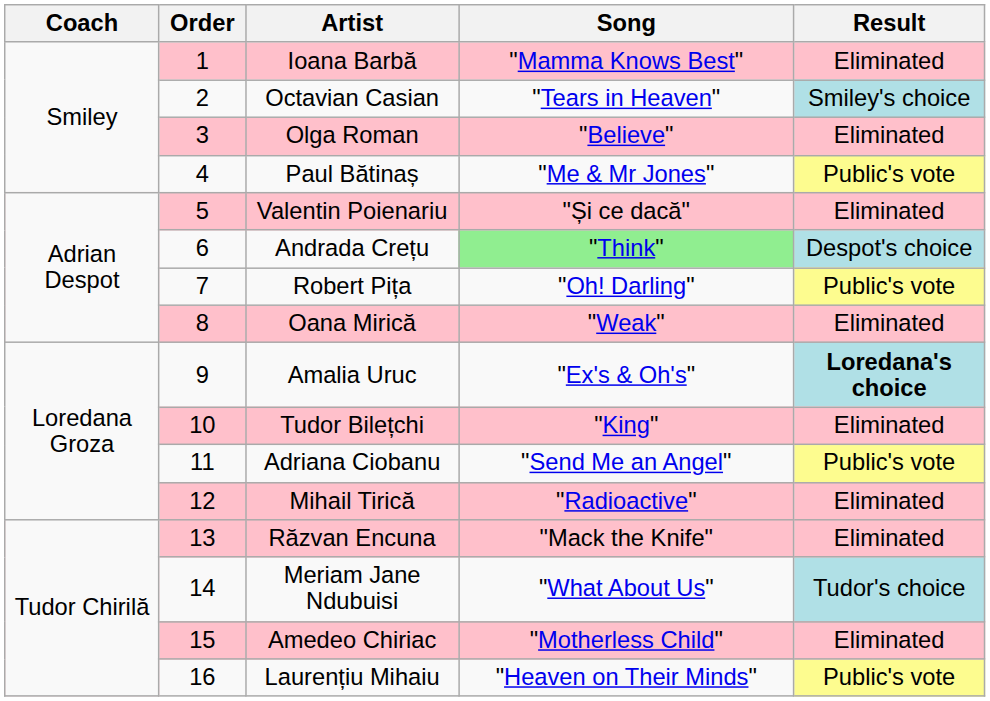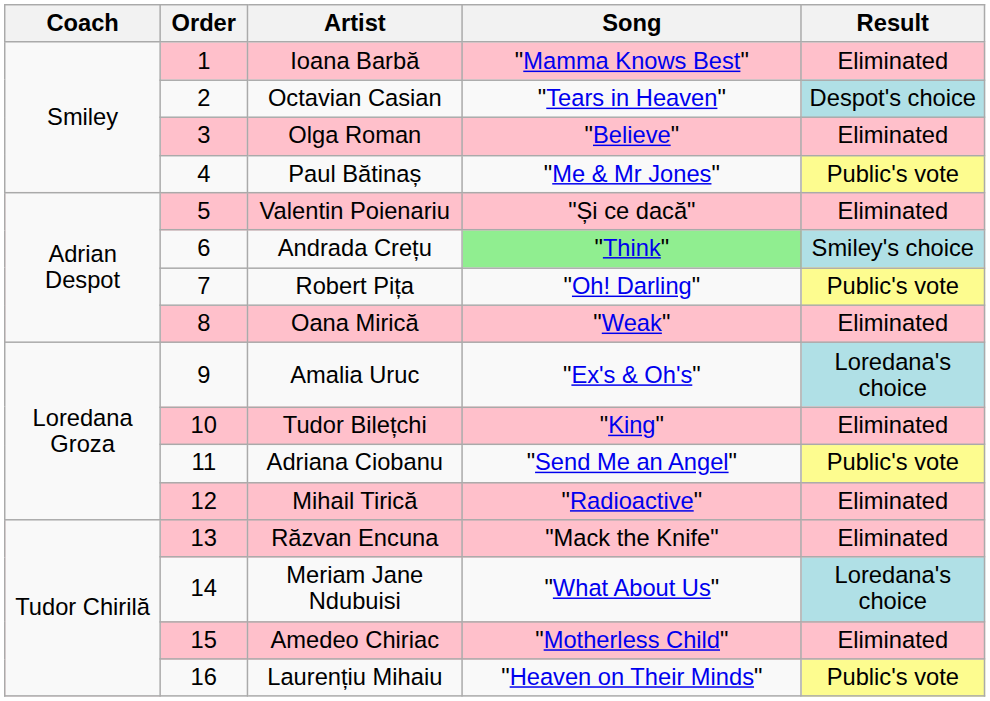(889, 98) Smiley's choice -> (893, 98) Despot's choice
(889, 248) Despot's choice -> (893, 248) Smiley's choice
(889, 374) bold -> (893, 374) normal
(889, 589) Tudor's choice -> (893, 589) Loredana's choice
